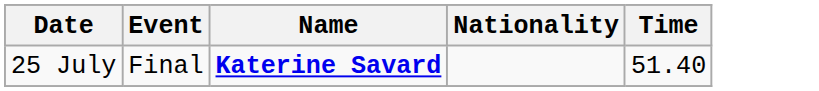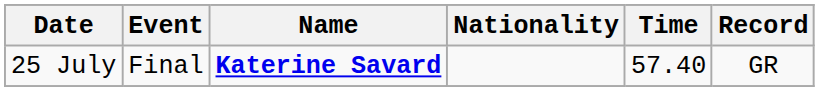+ column: (763, 25)
(669, 66) 51.40 -> (669, 66) 57.40
